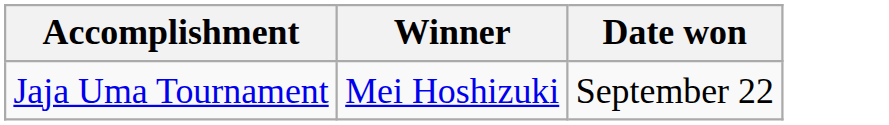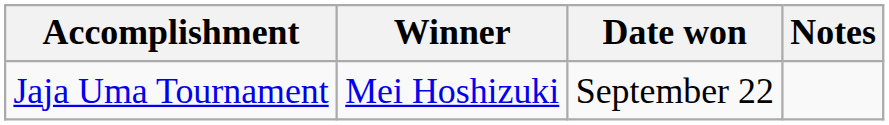+ column: (833, 32)
